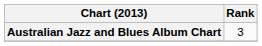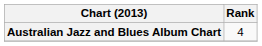(240, 31) 3 -> (240, 31) 4
